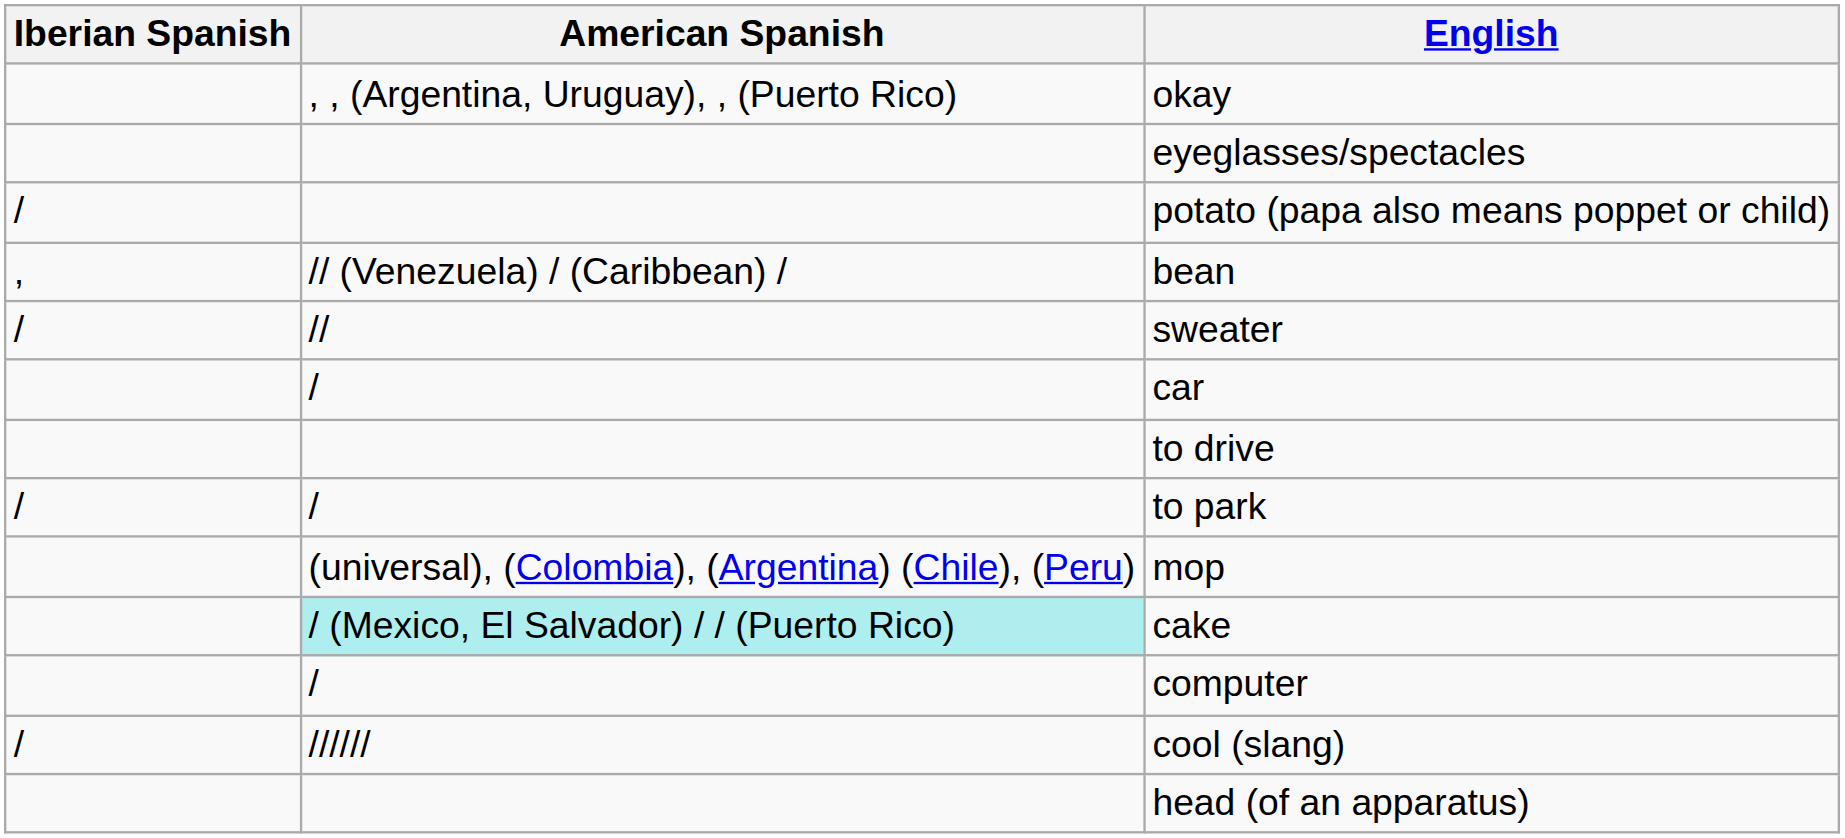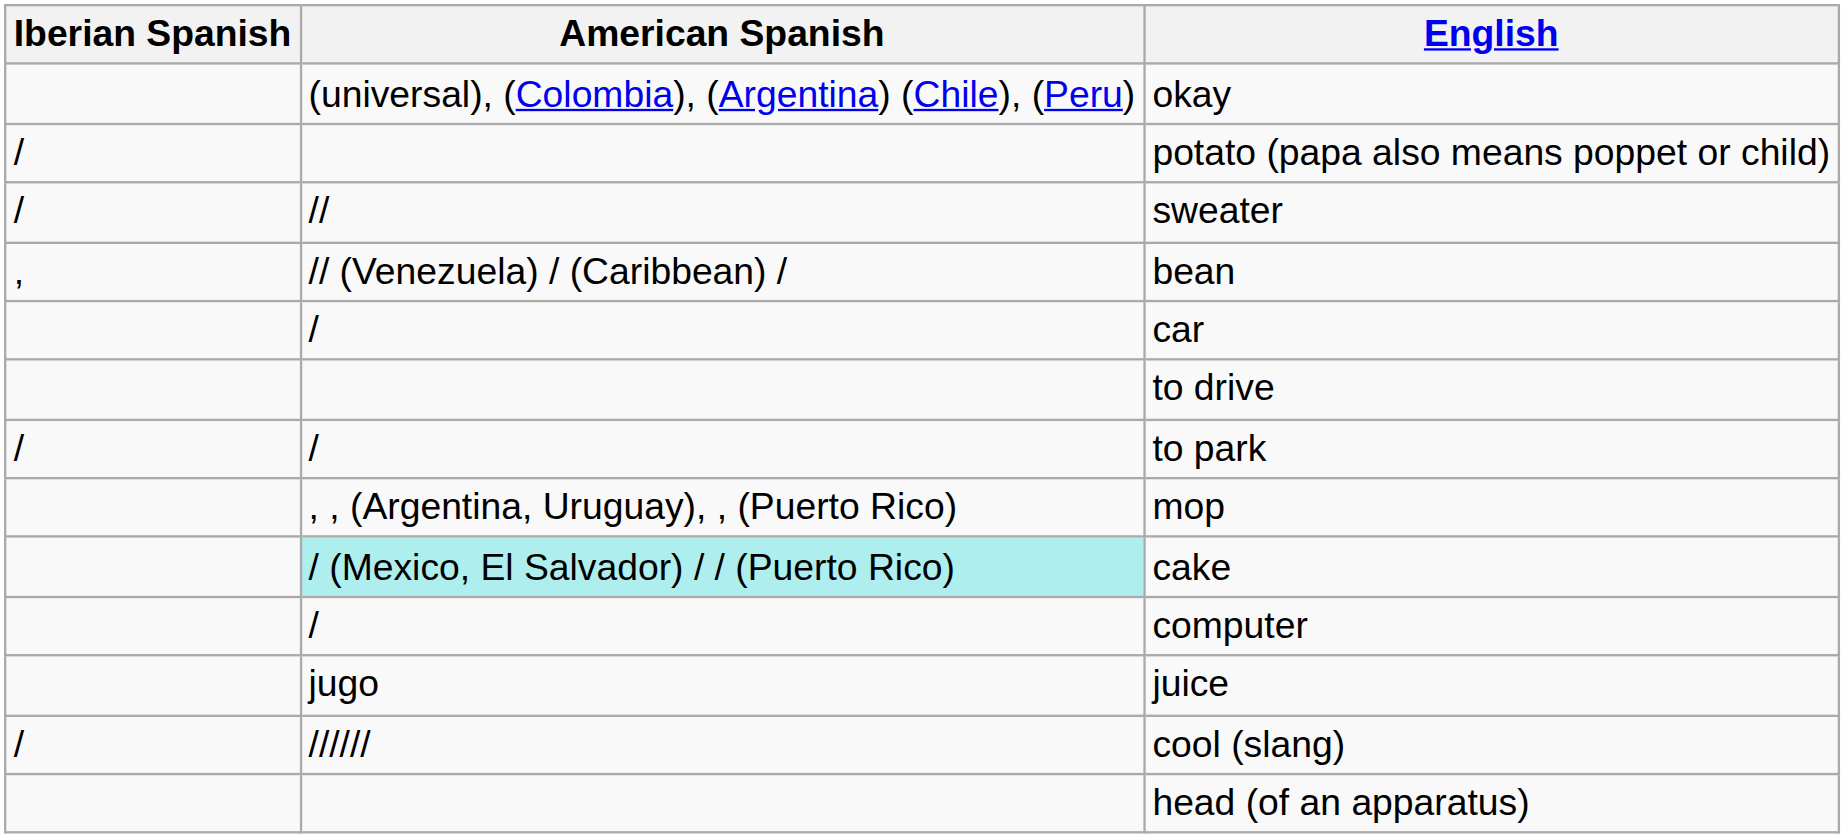(633, 93) , , (Argentina, Uruguay), , (Puerto Rico) -> (722, 93) (universal), (Colombia), (Argentina) (Chile), (Peru)
- row: (1339, 152)
rows swapped: (1194, 270) <-> (1218, 329)
(722, 566) (universal), (Colombia), (Argentina) (Chile), (Peru) -> (633, 507) , , (Argentina, Uruguay), , (Puerto Rico)
+ row: (1191, 684)
